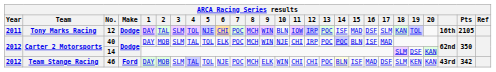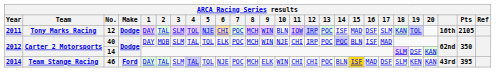(14, 62) 2012 -> (14, 62) 2014
(163, 62) MOB -> (163, 62) TAL
(357, 62) no background -> (357, 62) gold background
(466, 62) 342 -> (466, 62) 395
